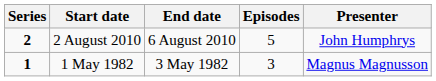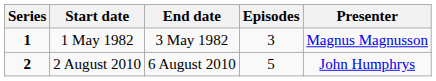rows swapped: (97, 64) <-> (97, 40)
